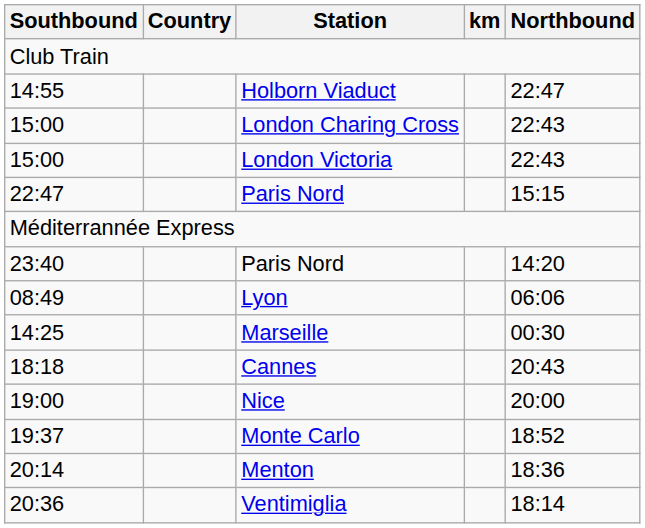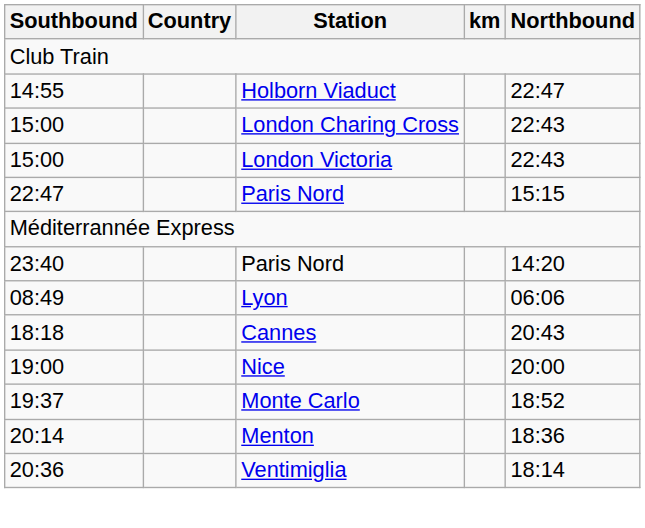- row: (37, 332)
